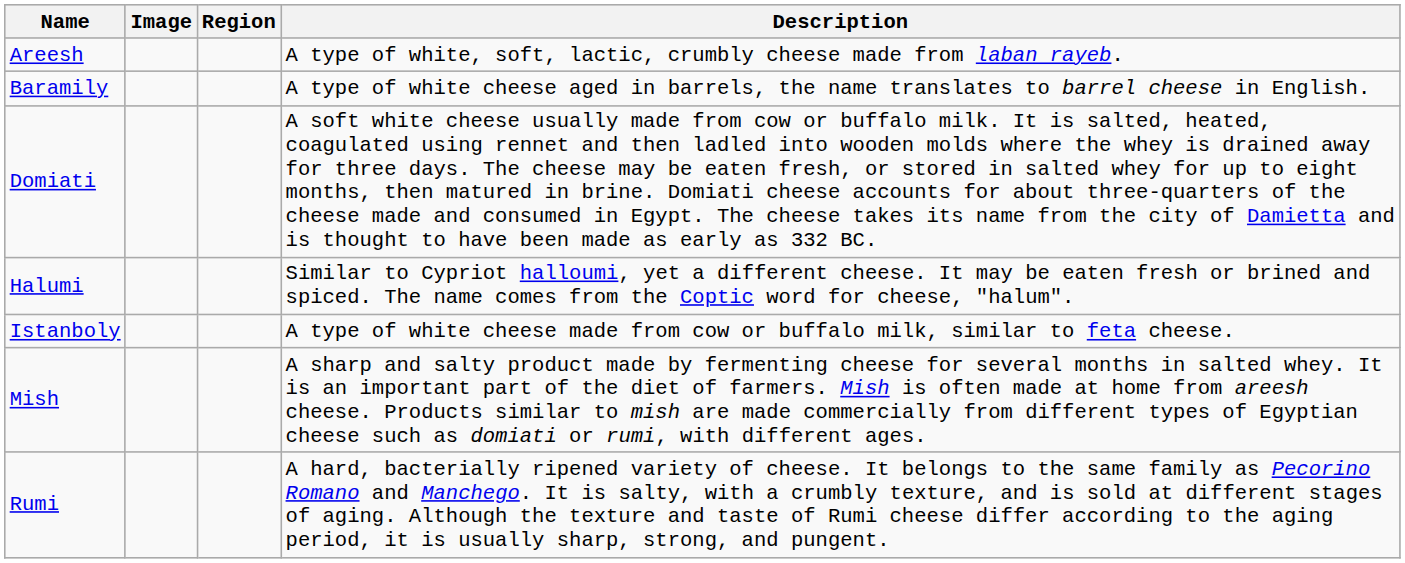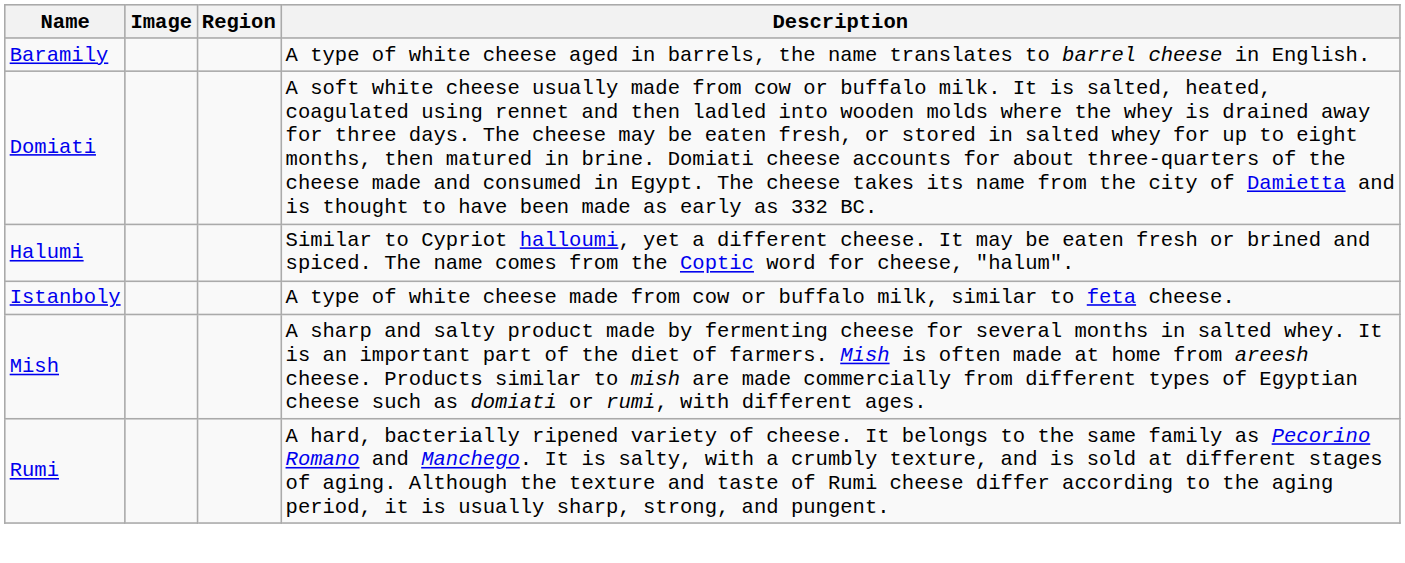- row: (47, 55)
